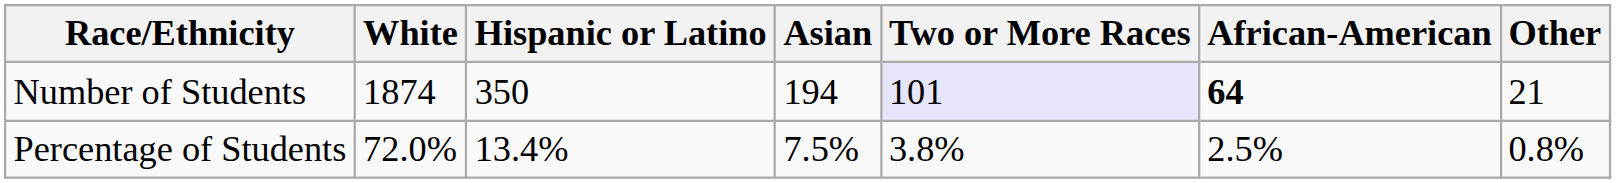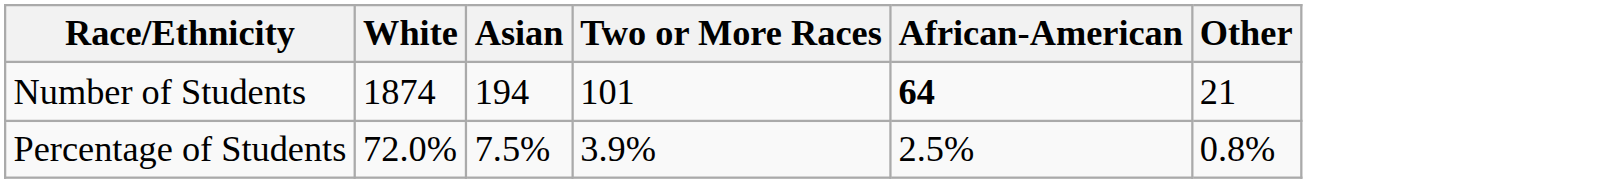- column: (621, 33)
(916, 90) lavender background -> (607, 90) no background
(927, 148) 3.8% -> (618, 148) 3.9%
